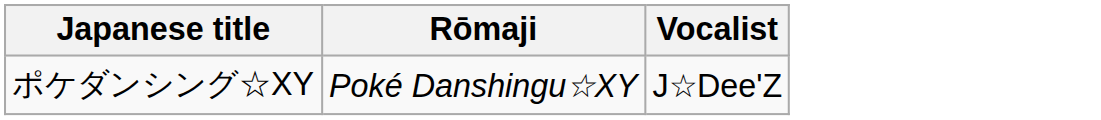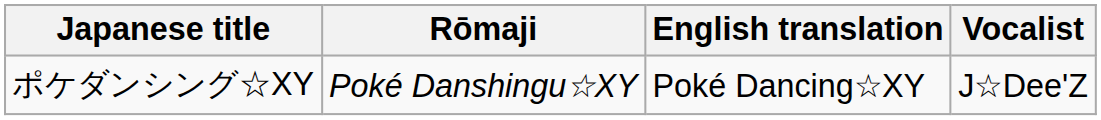+ column: (798, 30)
